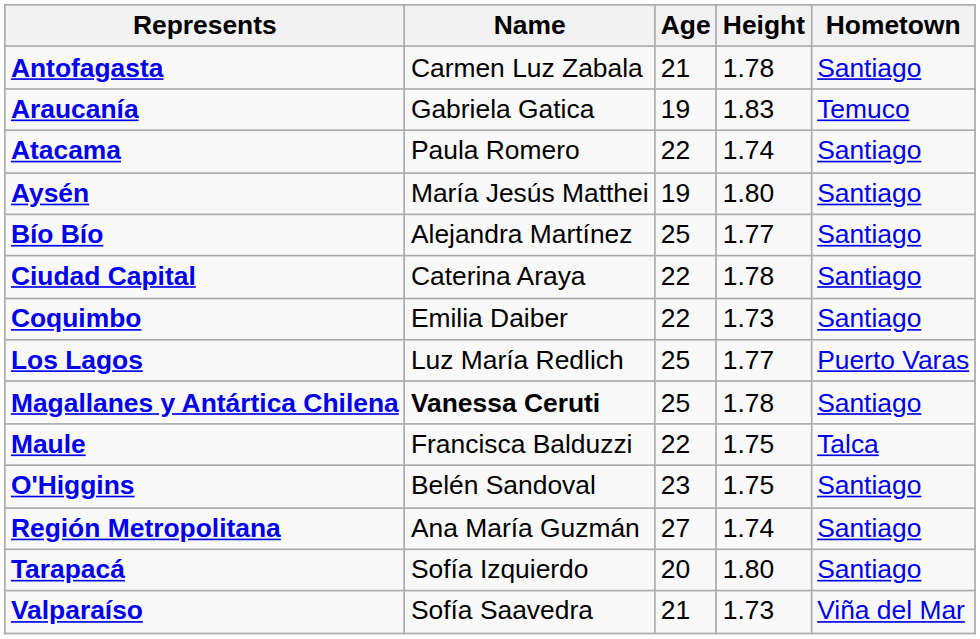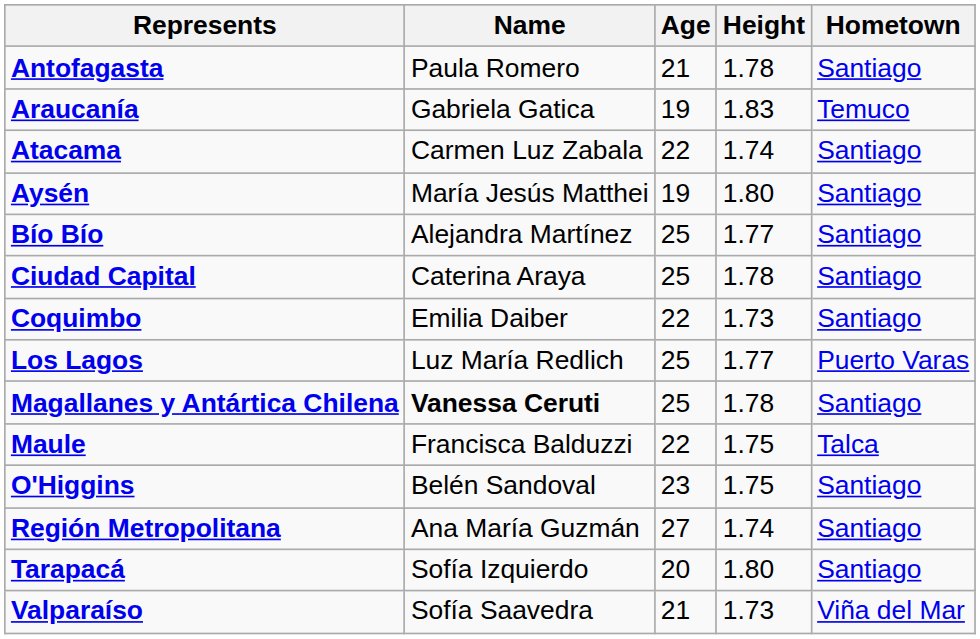(527, 67) Carmen Luz Zabala -> (495, 67) Paula Romero
(495, 151) Paula Romero -> (527, 151) Carmen Luz Zabala
(675, 276) 22 -> (675, 276) 25
